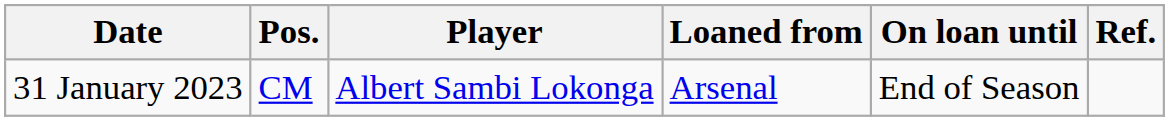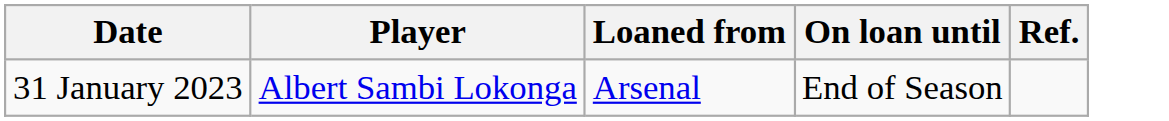- column: (289, 32)
